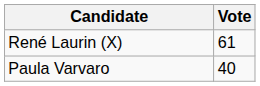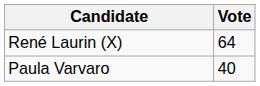(227, 42) 61 -> (227, 42) 64
